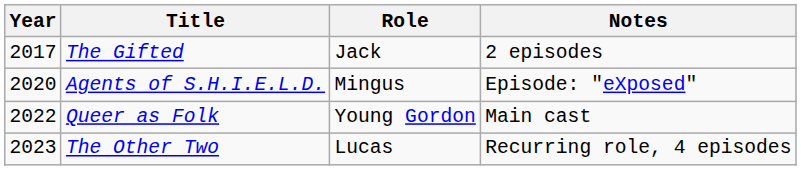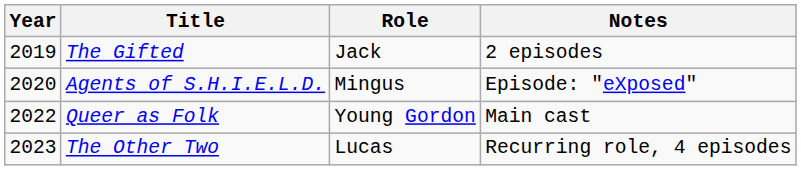(33, 53) 2017 -> (33, 53) 2019
